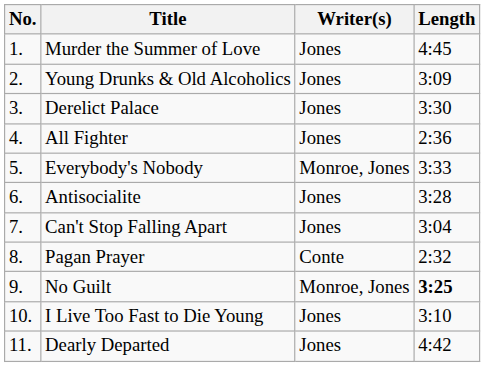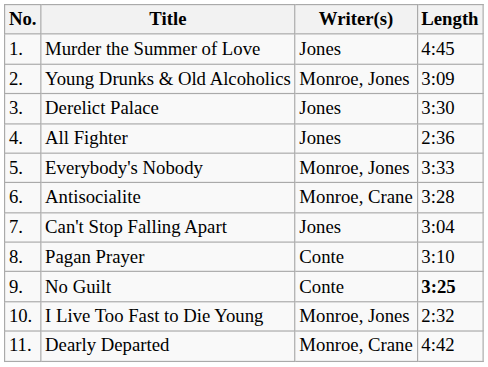(320, 78) Jones -> (354, 78) Monroe, Jones
(320, 197) Jones -> (356, 197) Monroe, Crane
(435, 256) 2:32 -> (438, 256) 3:10
(354, 286) Monroe, Jones -> (322, 286) Conte
(320, 316) Jones -> (354, 316) Monroe, Jones
(435, 316) 3:10 -> (438, 316) 2:32
(320, 345) Jones -> (356, 345) Monroe, Crane
